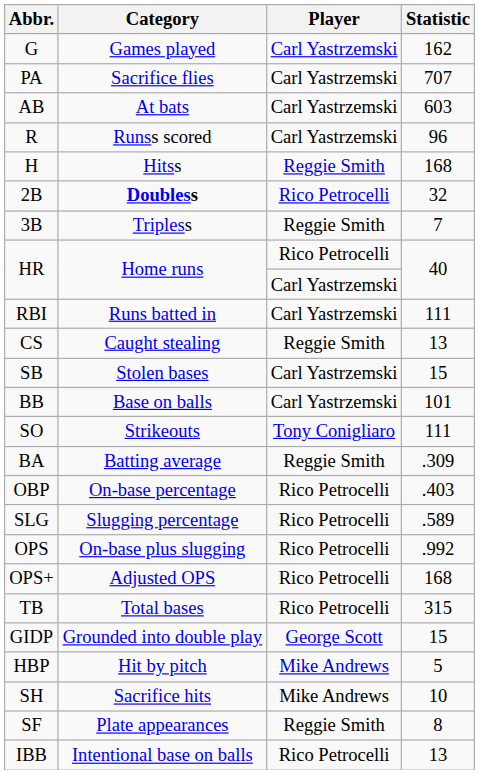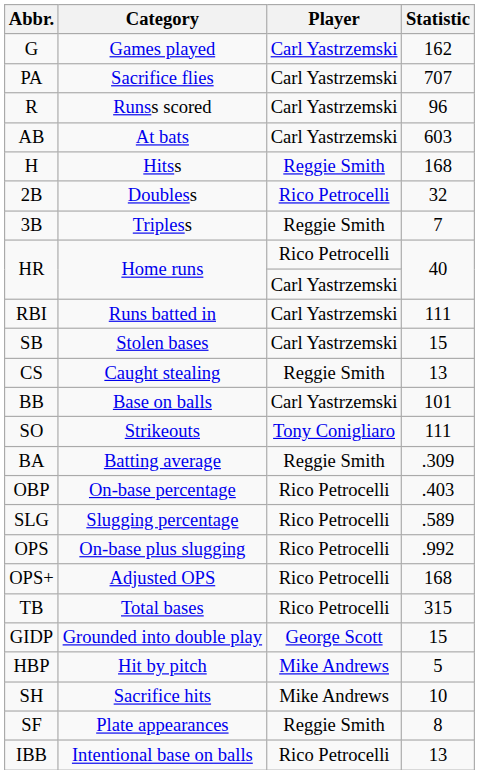rows swapped: (31, 107) <-> (31, 136)
(162, 195) bold -> (162, 195) normal
rows swapped: (31, 372) <-> (31, 343)
